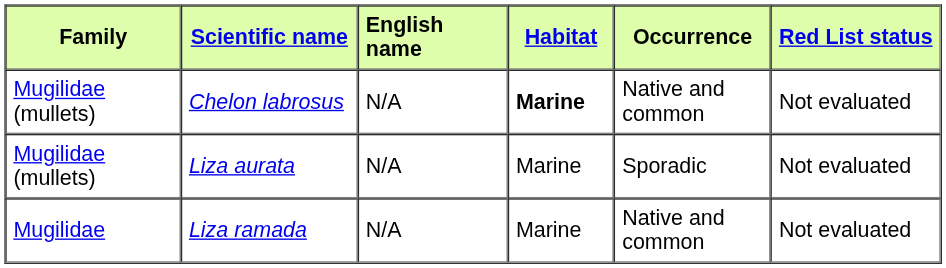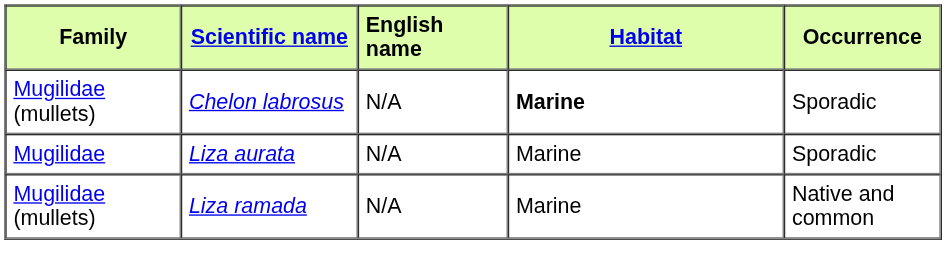- column: (856, 37)
(673, 101) Native and common -> (834, 101) Sporadic
(59, 165) Mugilidae (mullets) -> (59, 153) Mugilidae
(59, 230) Mugilidae -> (59, 206) Mugilidae (mullets)
